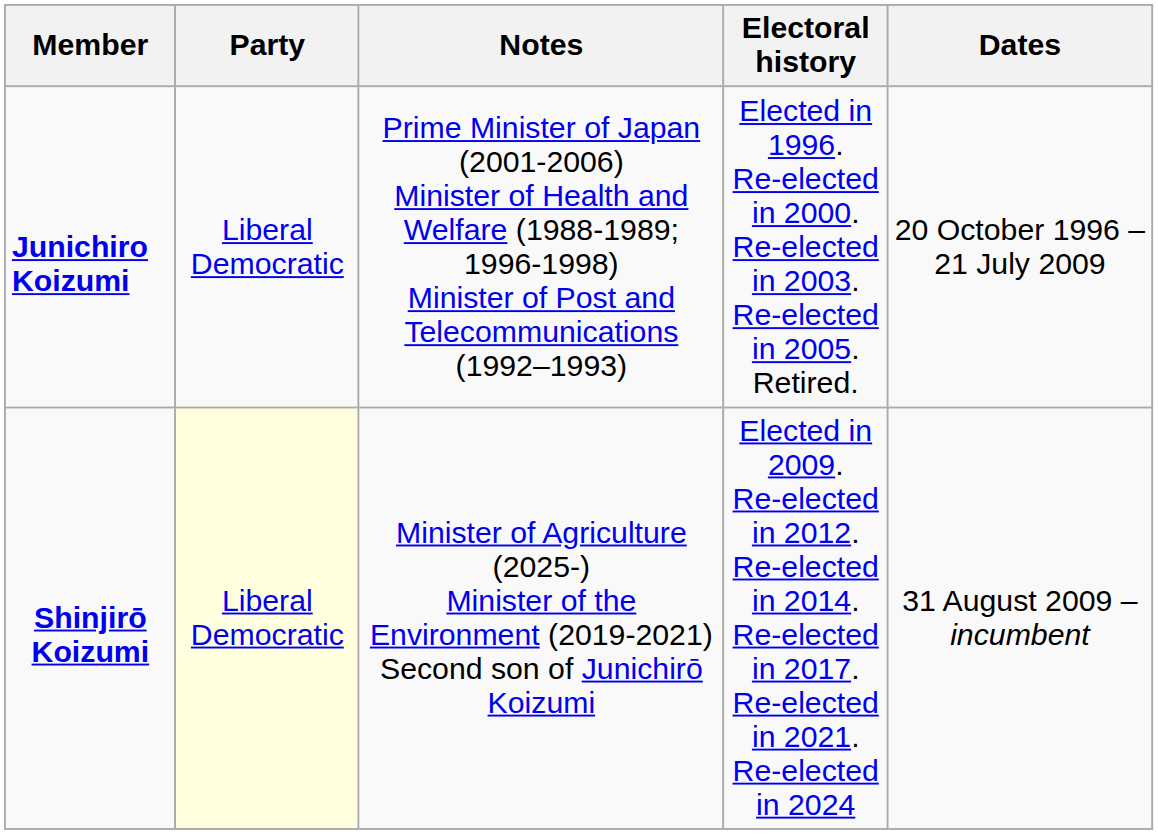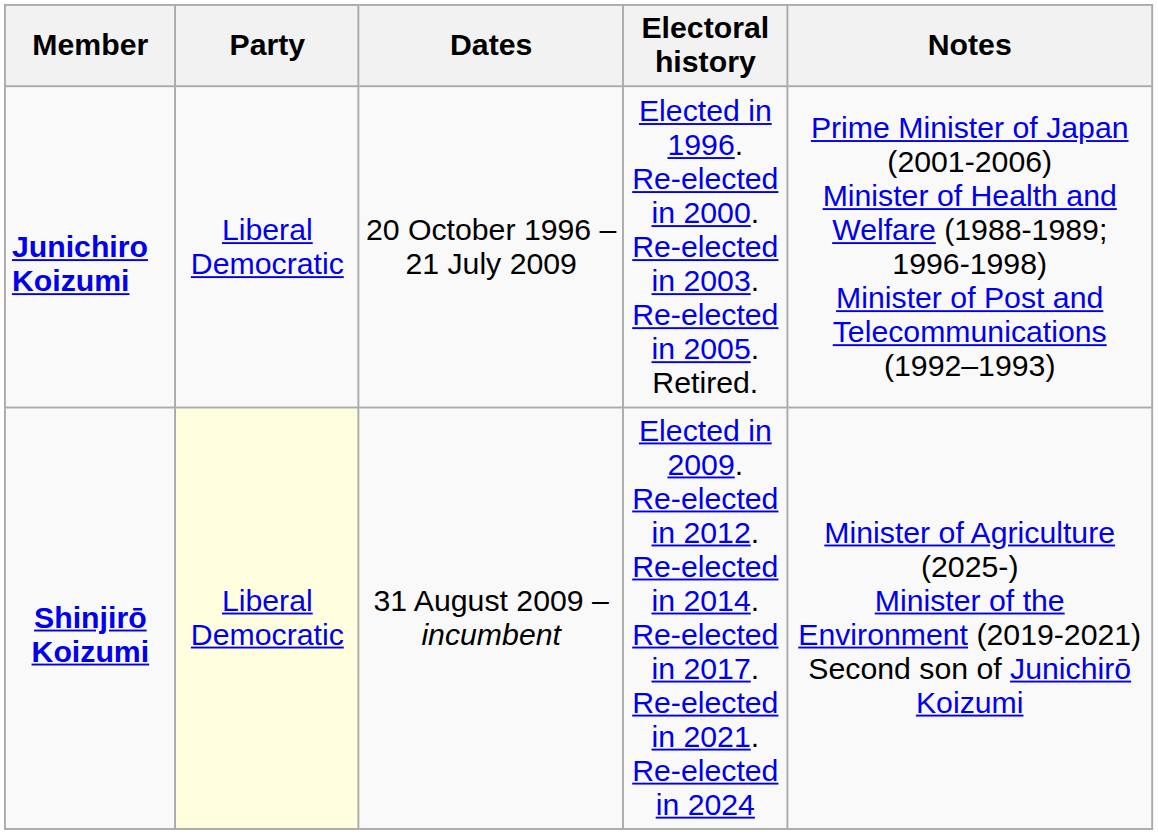columns swapped: (1020, 45) <-> (541, 45)
